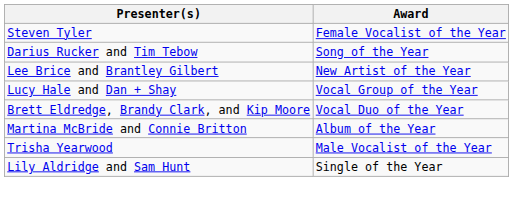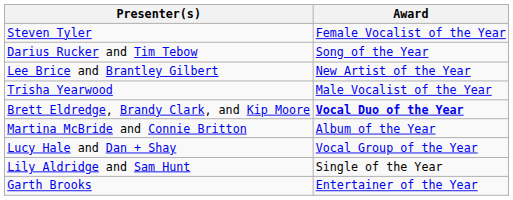rows swapped: (92, 90) <-> (60, 147)
(390, 109) normal -> (390, 109) bold
+ row: (49, 186)
